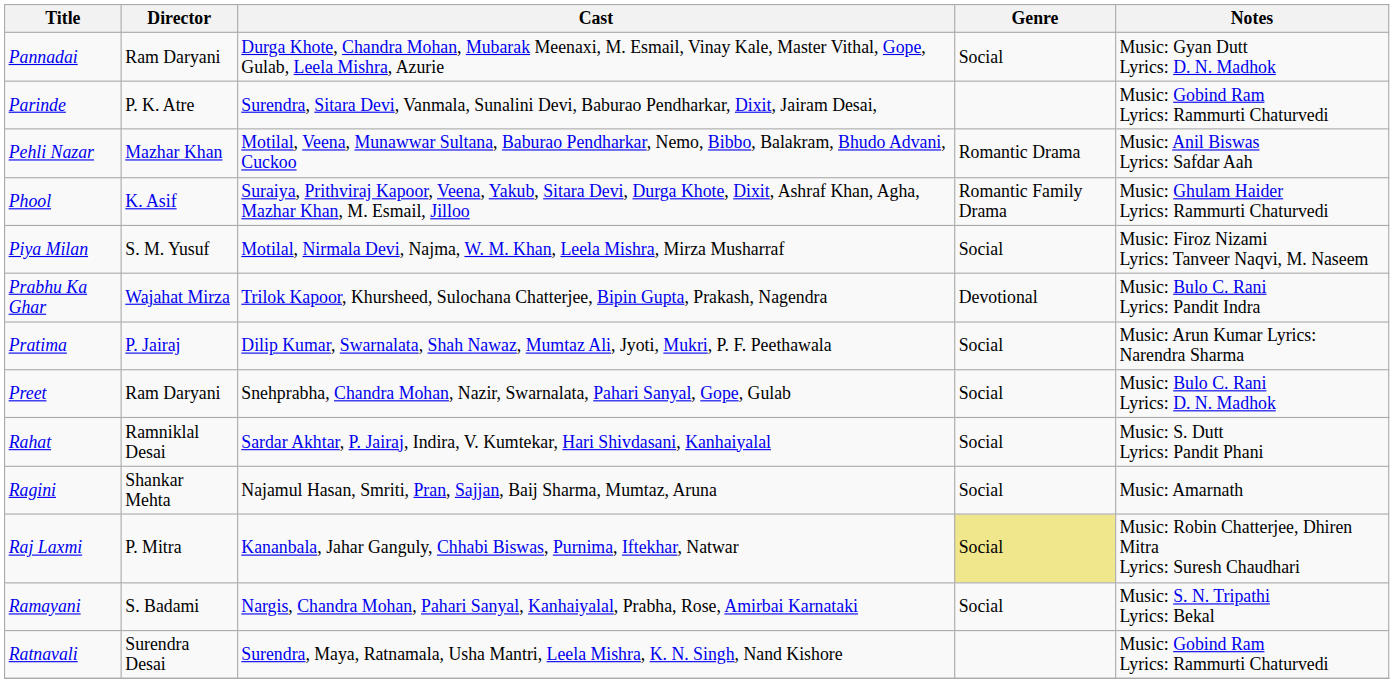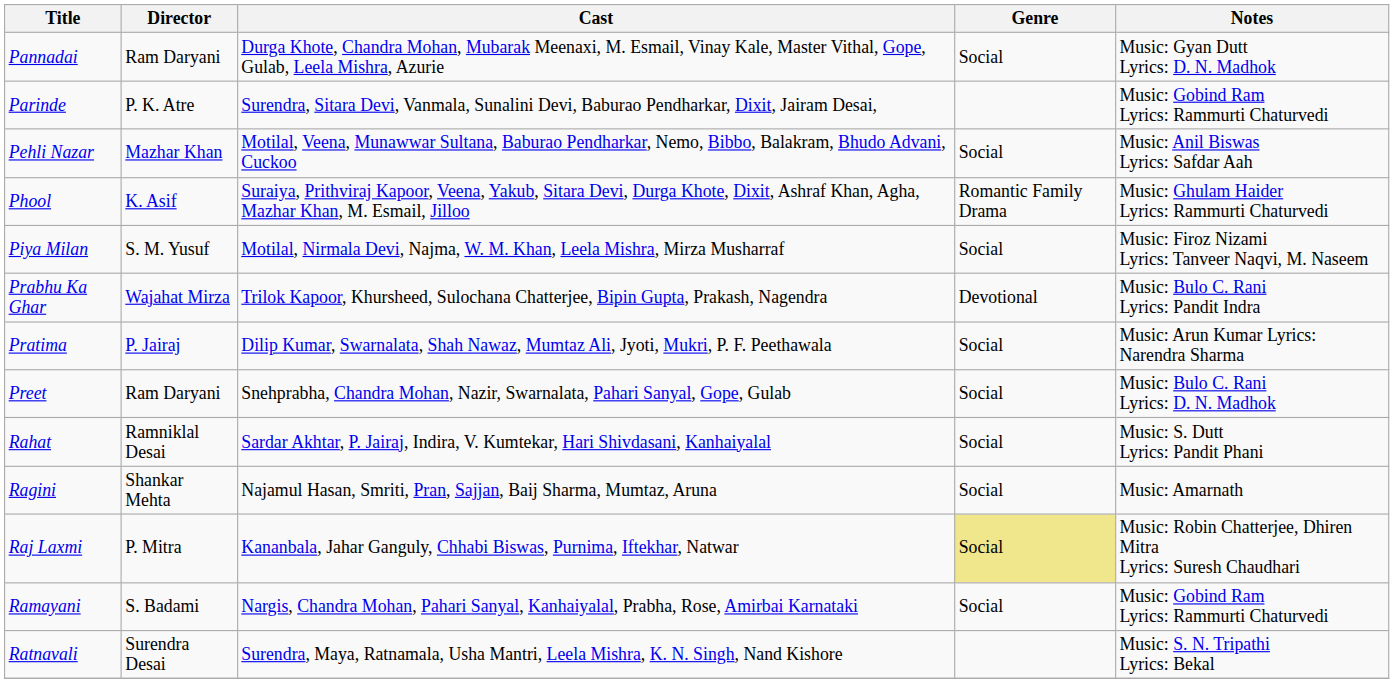(1020, 153) Romantic Drama -> (981, 153) Social
(1195, 606) Music: S. N. Tripathi Lyrics: Bekal -> (1224, 606) Music: Gobind Ram Lyrics: Rammurti Chaturvedi
(1224, 654) Music: Gobind Ram Lyrics: Rammurti Chaturvedi -> (1195, 654) Music: S. N. Tripathi Lyrics: Bekal
